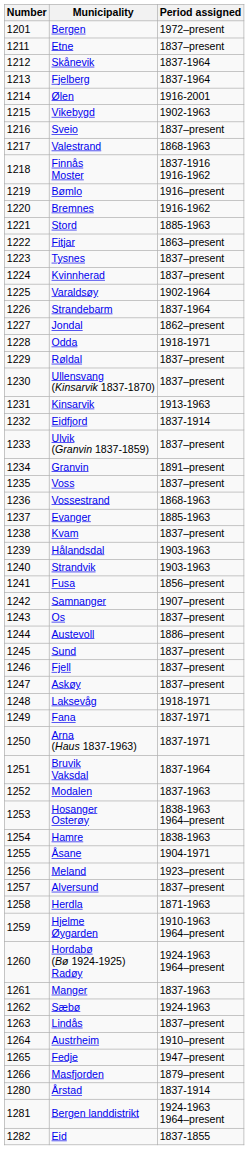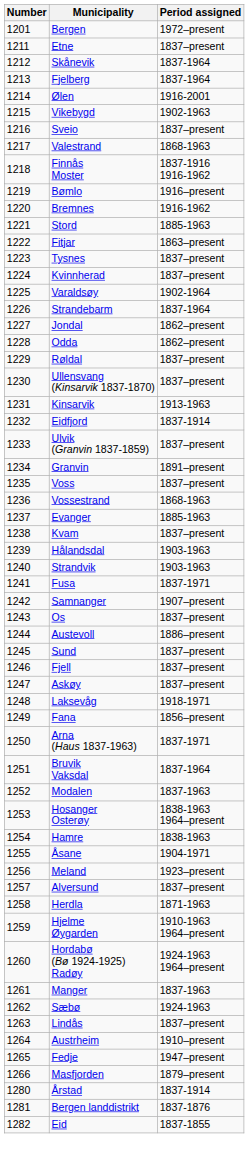(185, 342) 1918-1971 -> (192, 342) 1862–present
(192, 584) 1856–present -> (185, 584) 1837-1971
(185, 718) 1837-1971 -> (192, 718) 1856–present
(192, 1113) 1924-1963 1964–present -> (185, 1107) 1837-1876
